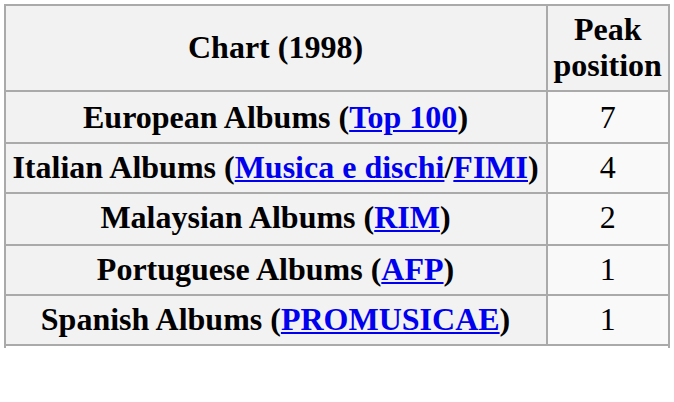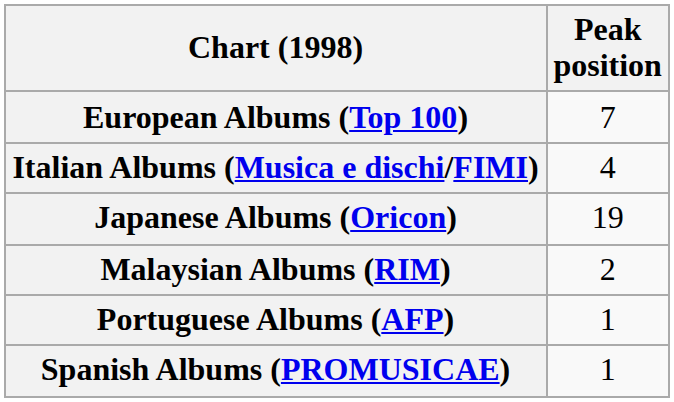+ row: (276, 218)
